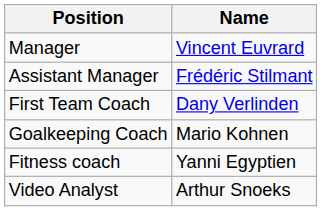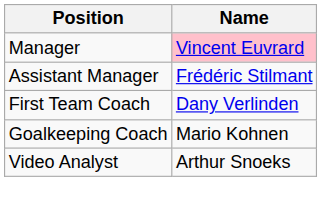(240, 47) no background -> (240, 47) pink background
- row: (65, 162)
